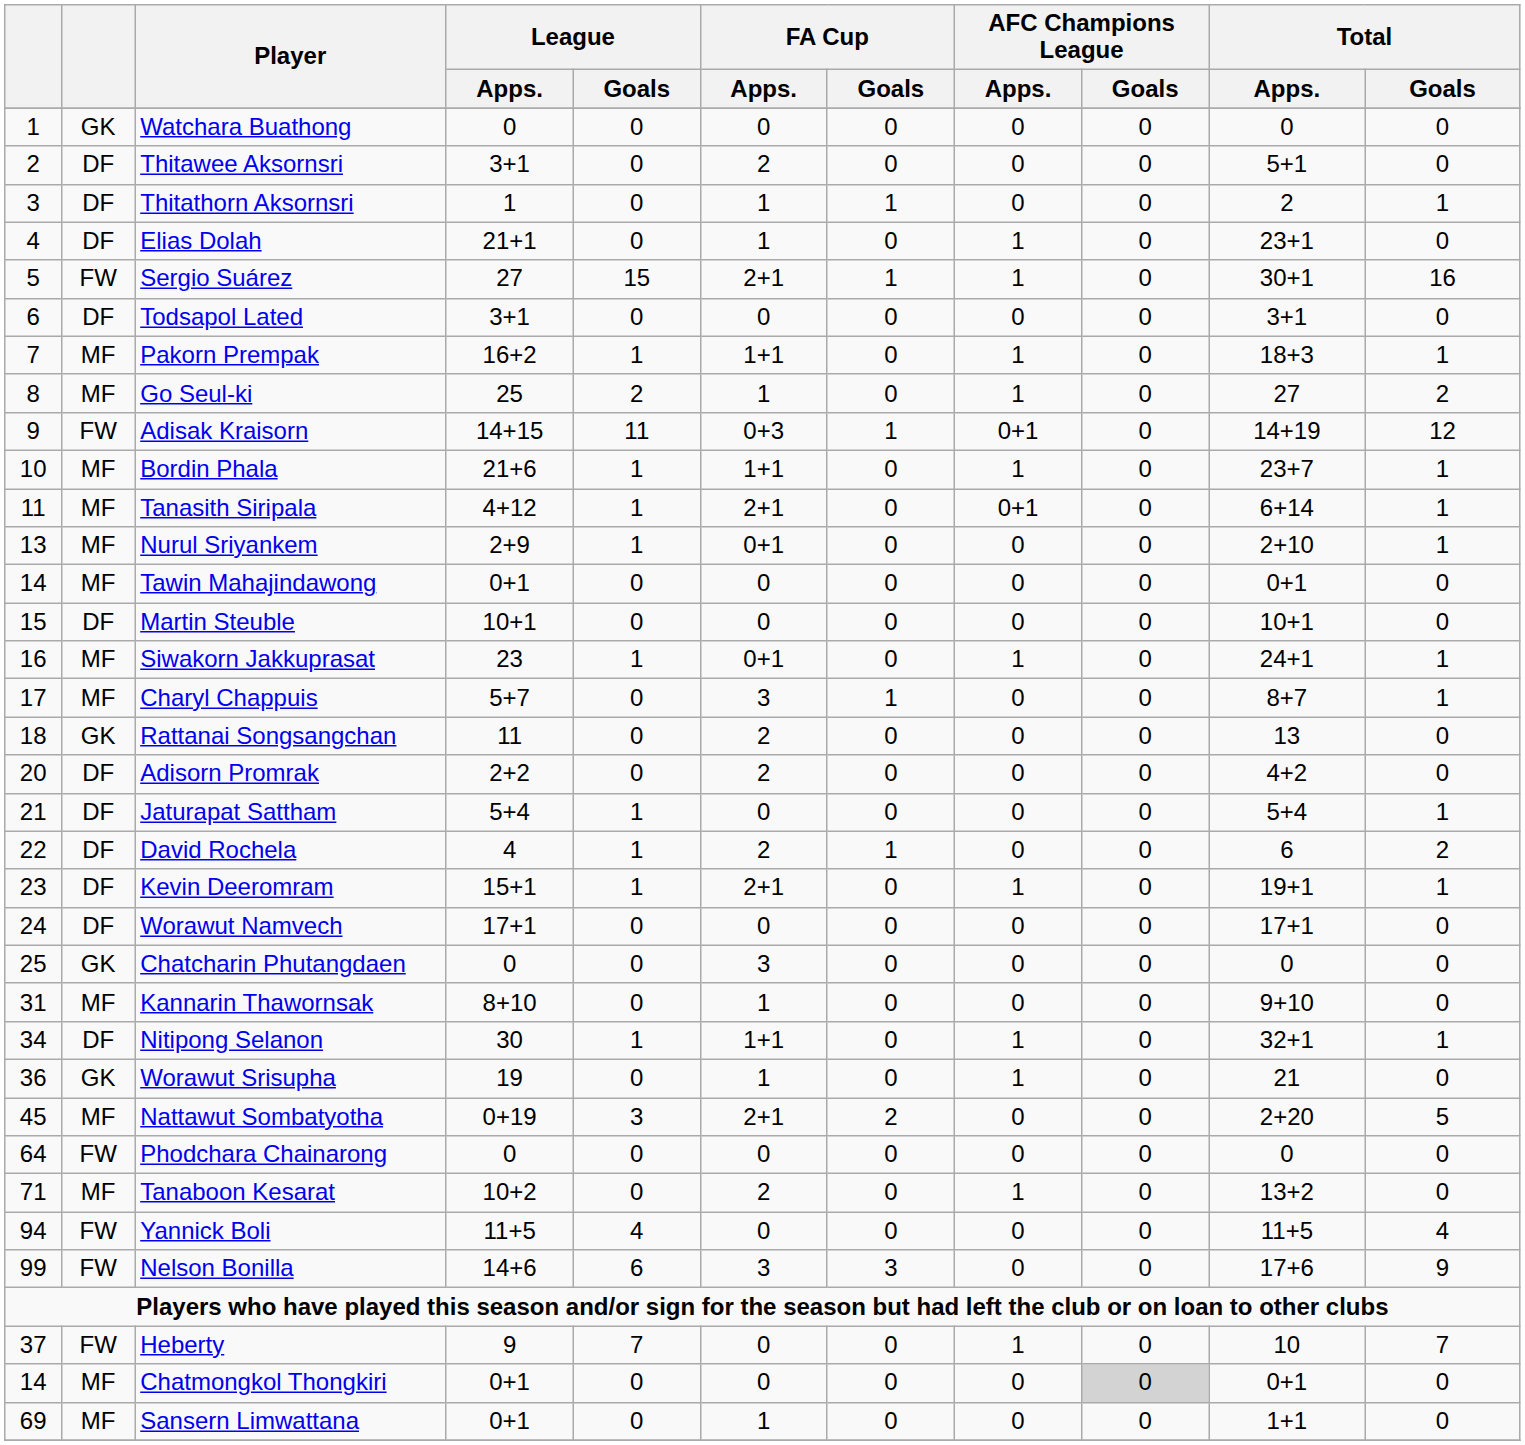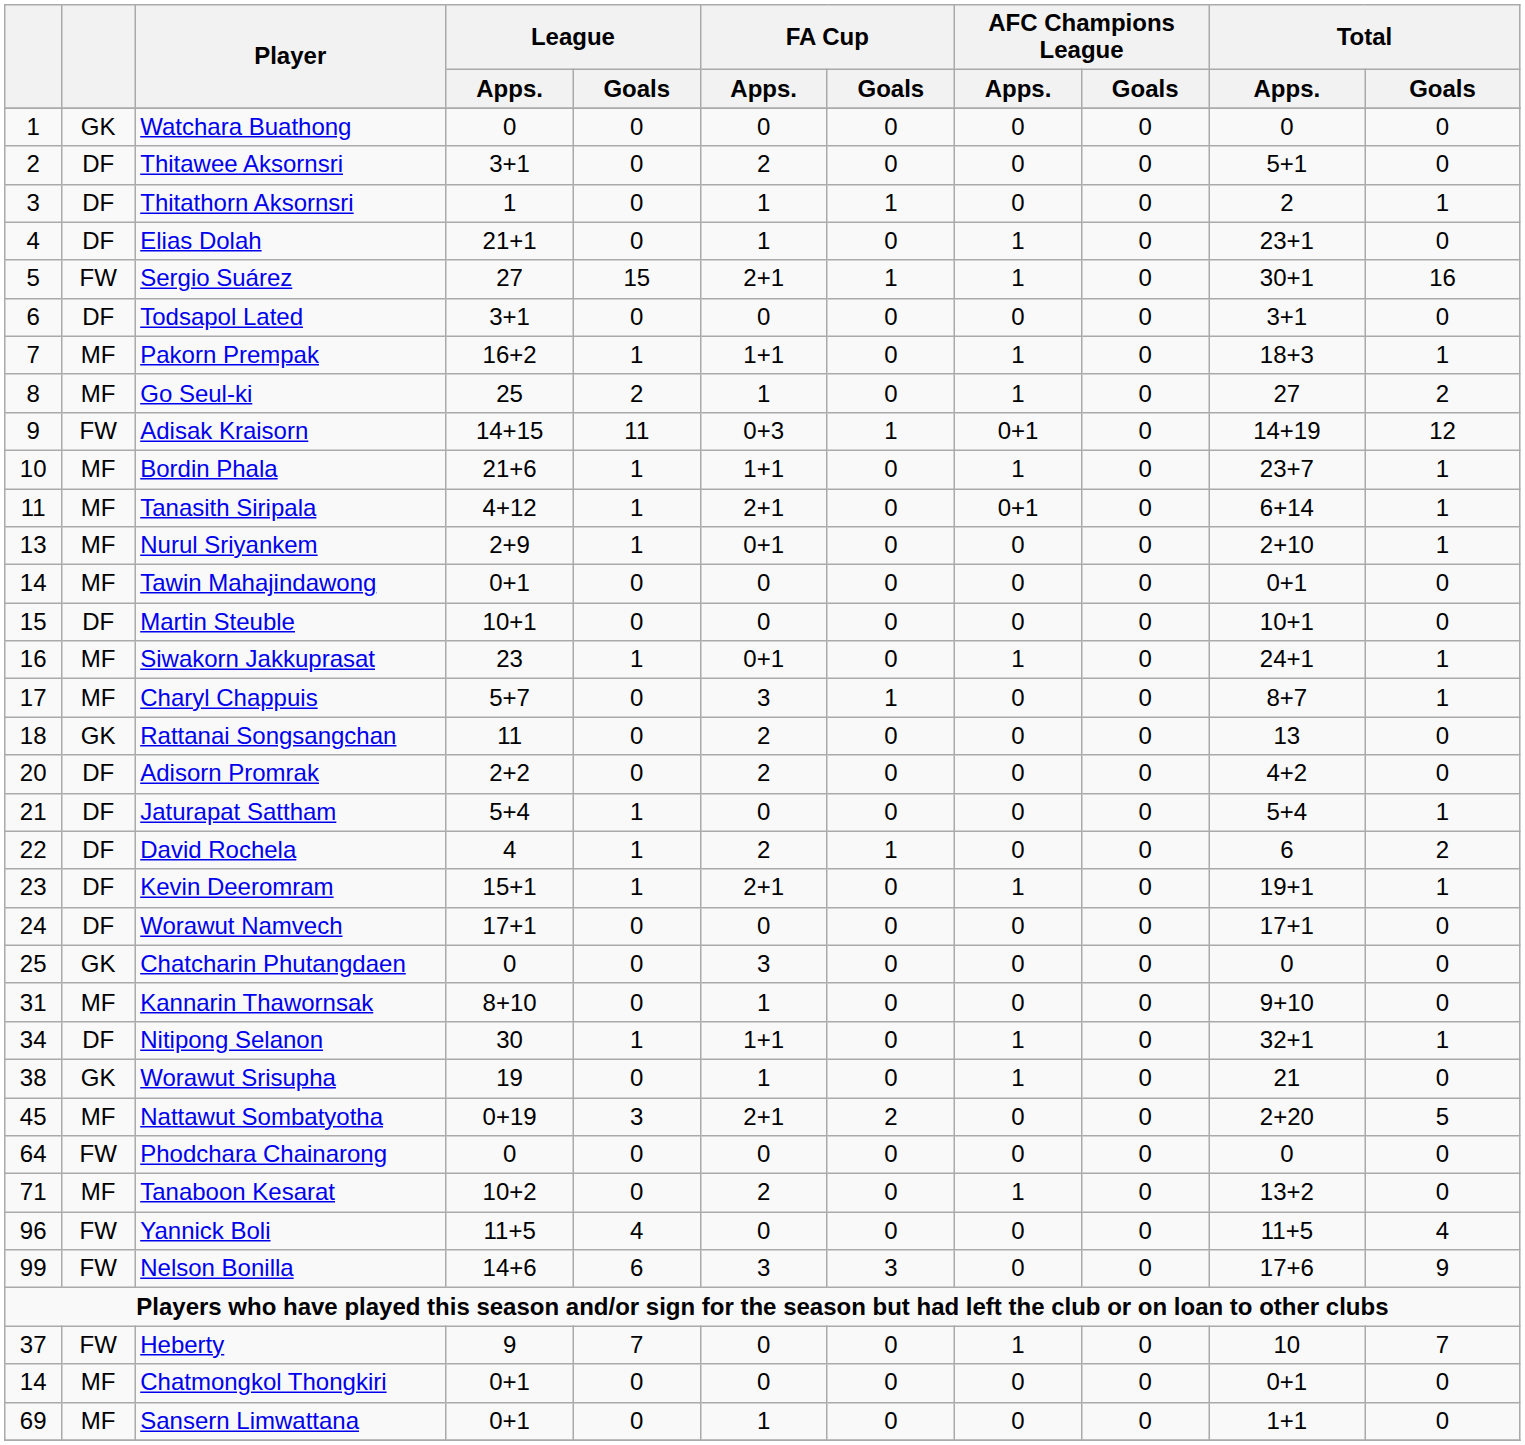(33, 1078) 36 -> (33, 1078) 38
(33, 1230) 94 -> (33, 1230) 96
(1145, 1382) lightgrey background -> (1145, 1382) no background
